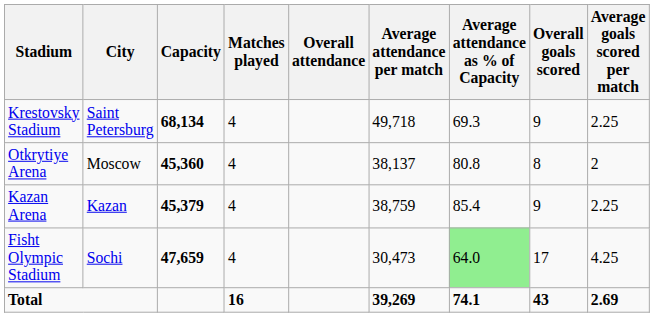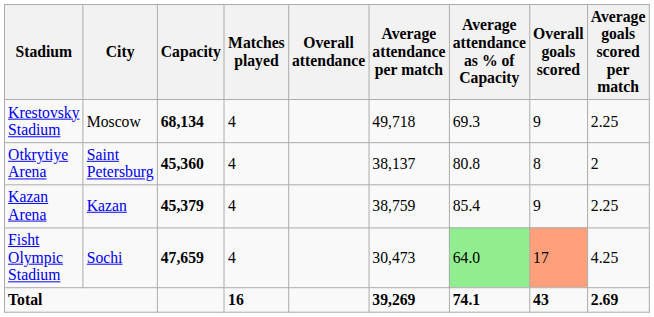(120, 121) Saint Petersburg -> (114, 121) Moscow
(114, 163) Moscow -> (120, 163) Saint Petersburg
(541, 257) no background -> (541, 257) lightsalmon background
